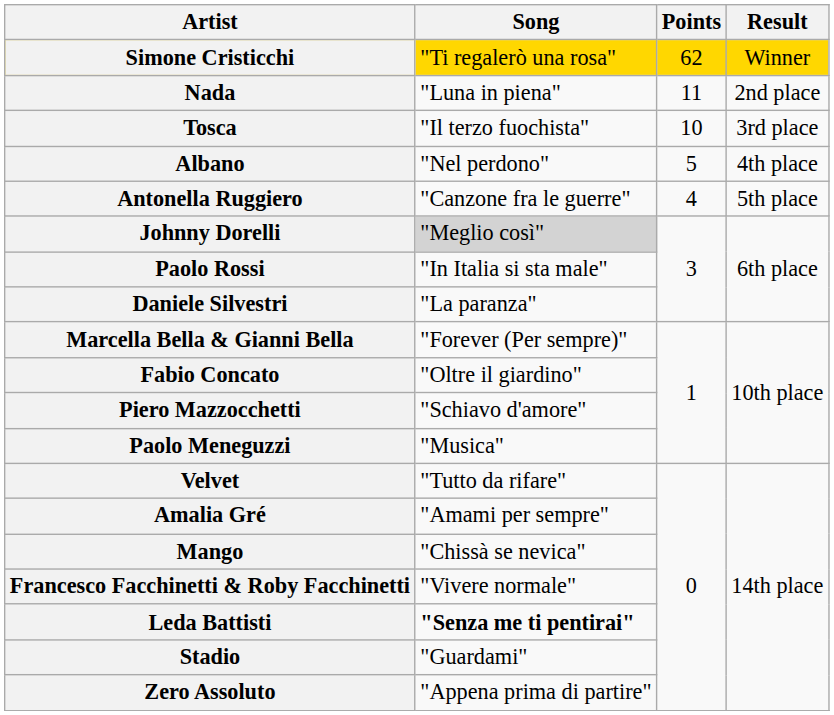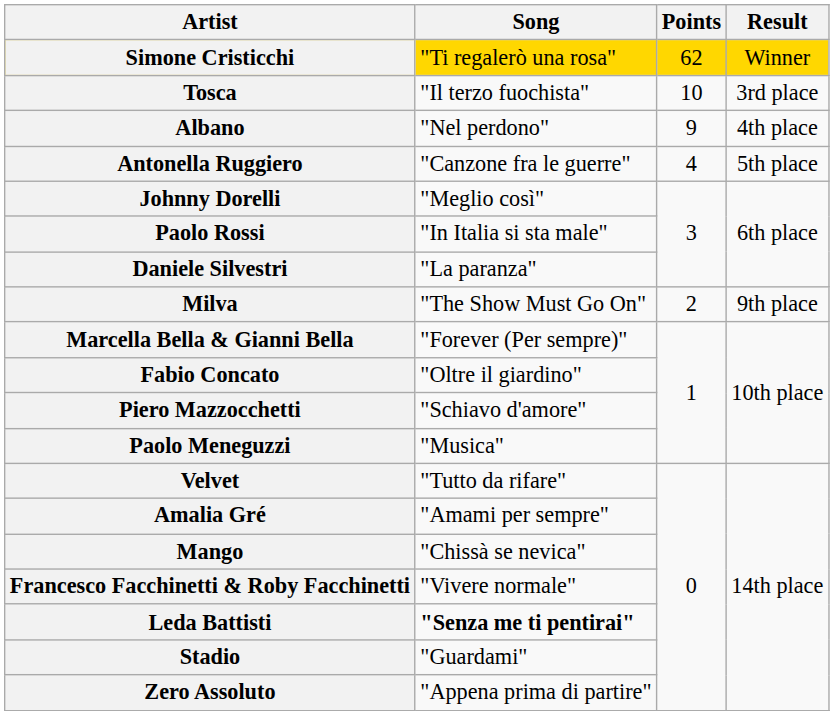- row: (210, 92)
(691, 163) 5 -> (691, 127) 9
(482, 233) lightgrey background -> (482, 198) no background
+ row: (210, 304)
